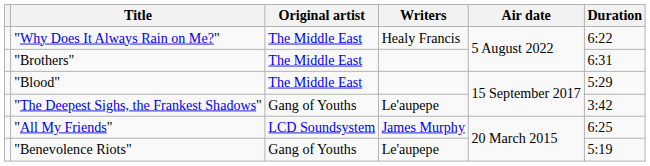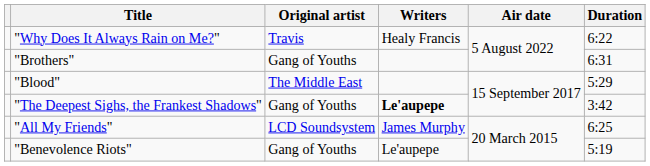(315, 37) The Middle East -> (286, 37) Travis
(315, 60) The Middle East -> (312, 60) Gang of Youths
(410, 104) normal -> (413, 104) bold
